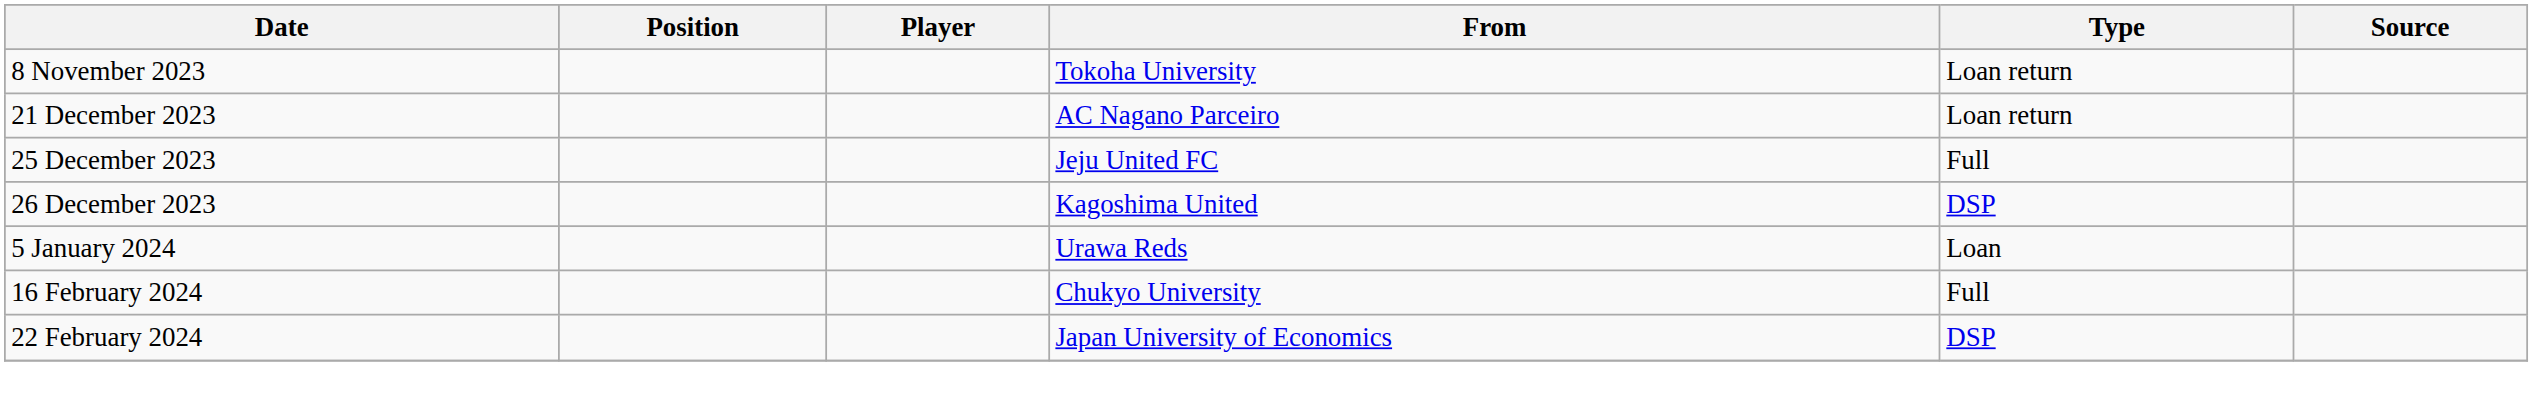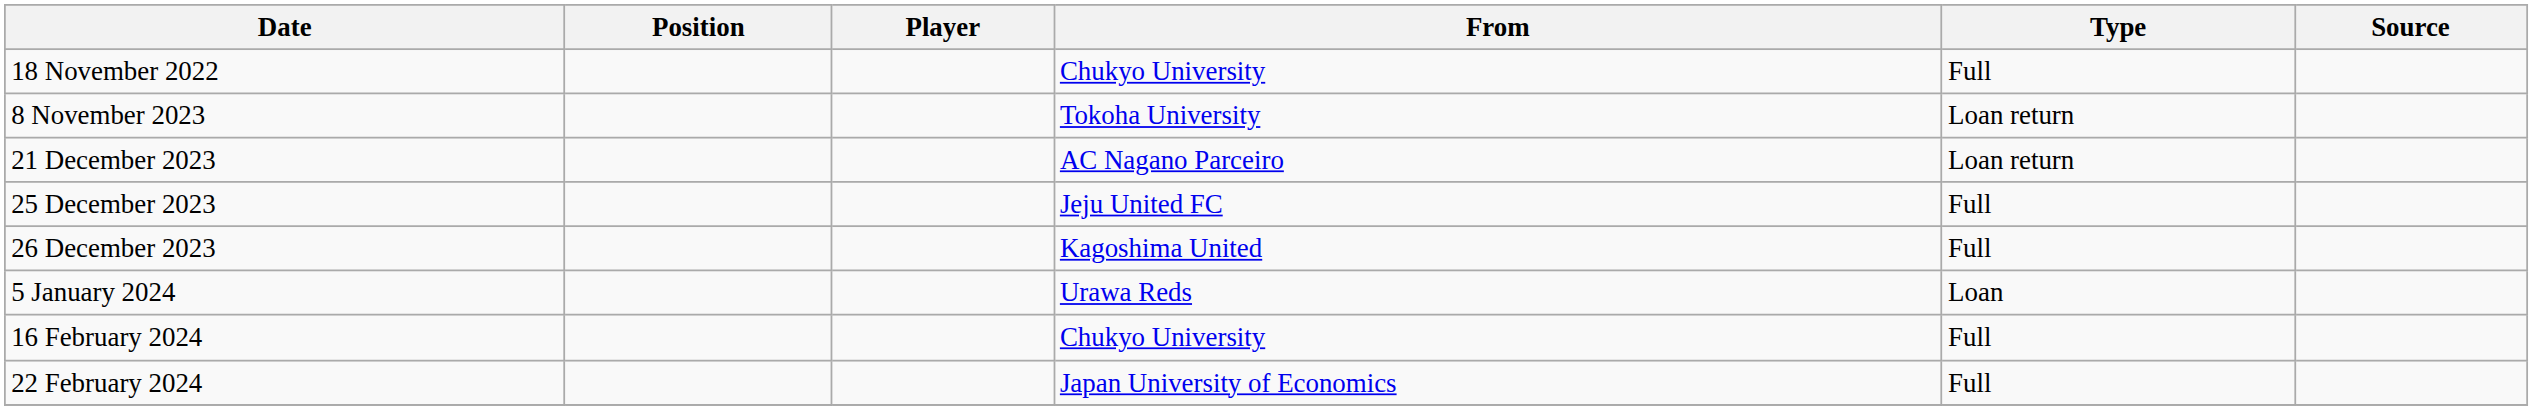+ row: (115, 71)
(1971, 204) DSP -> (1970, 248) Full
(1971, 337) DSP -> (1970, 381) Full
